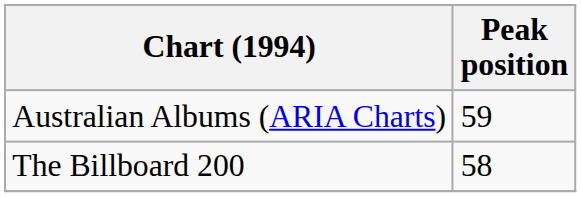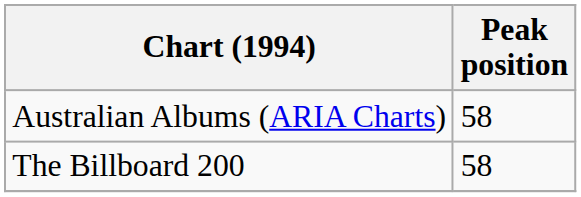(477, 115) 59 -> (477, 115) 58
